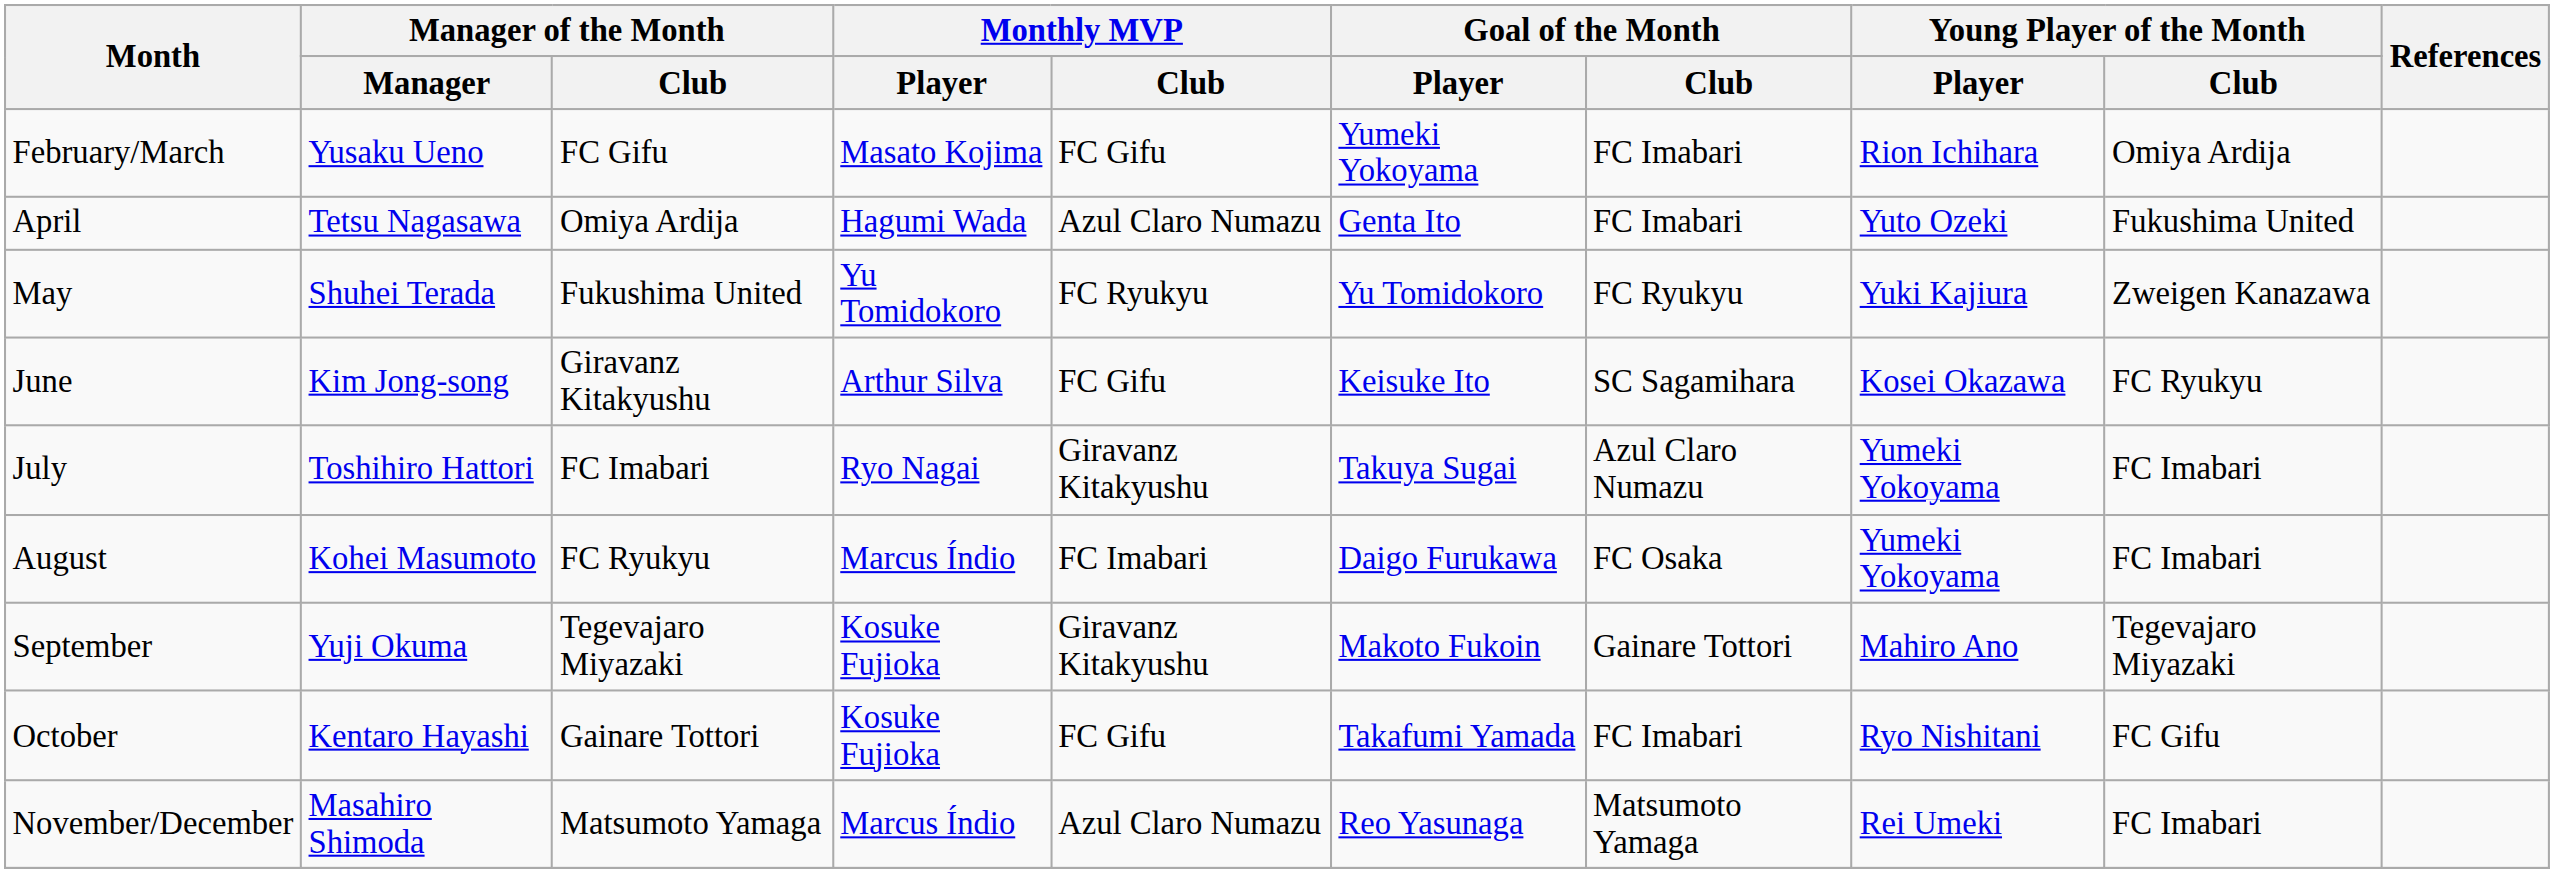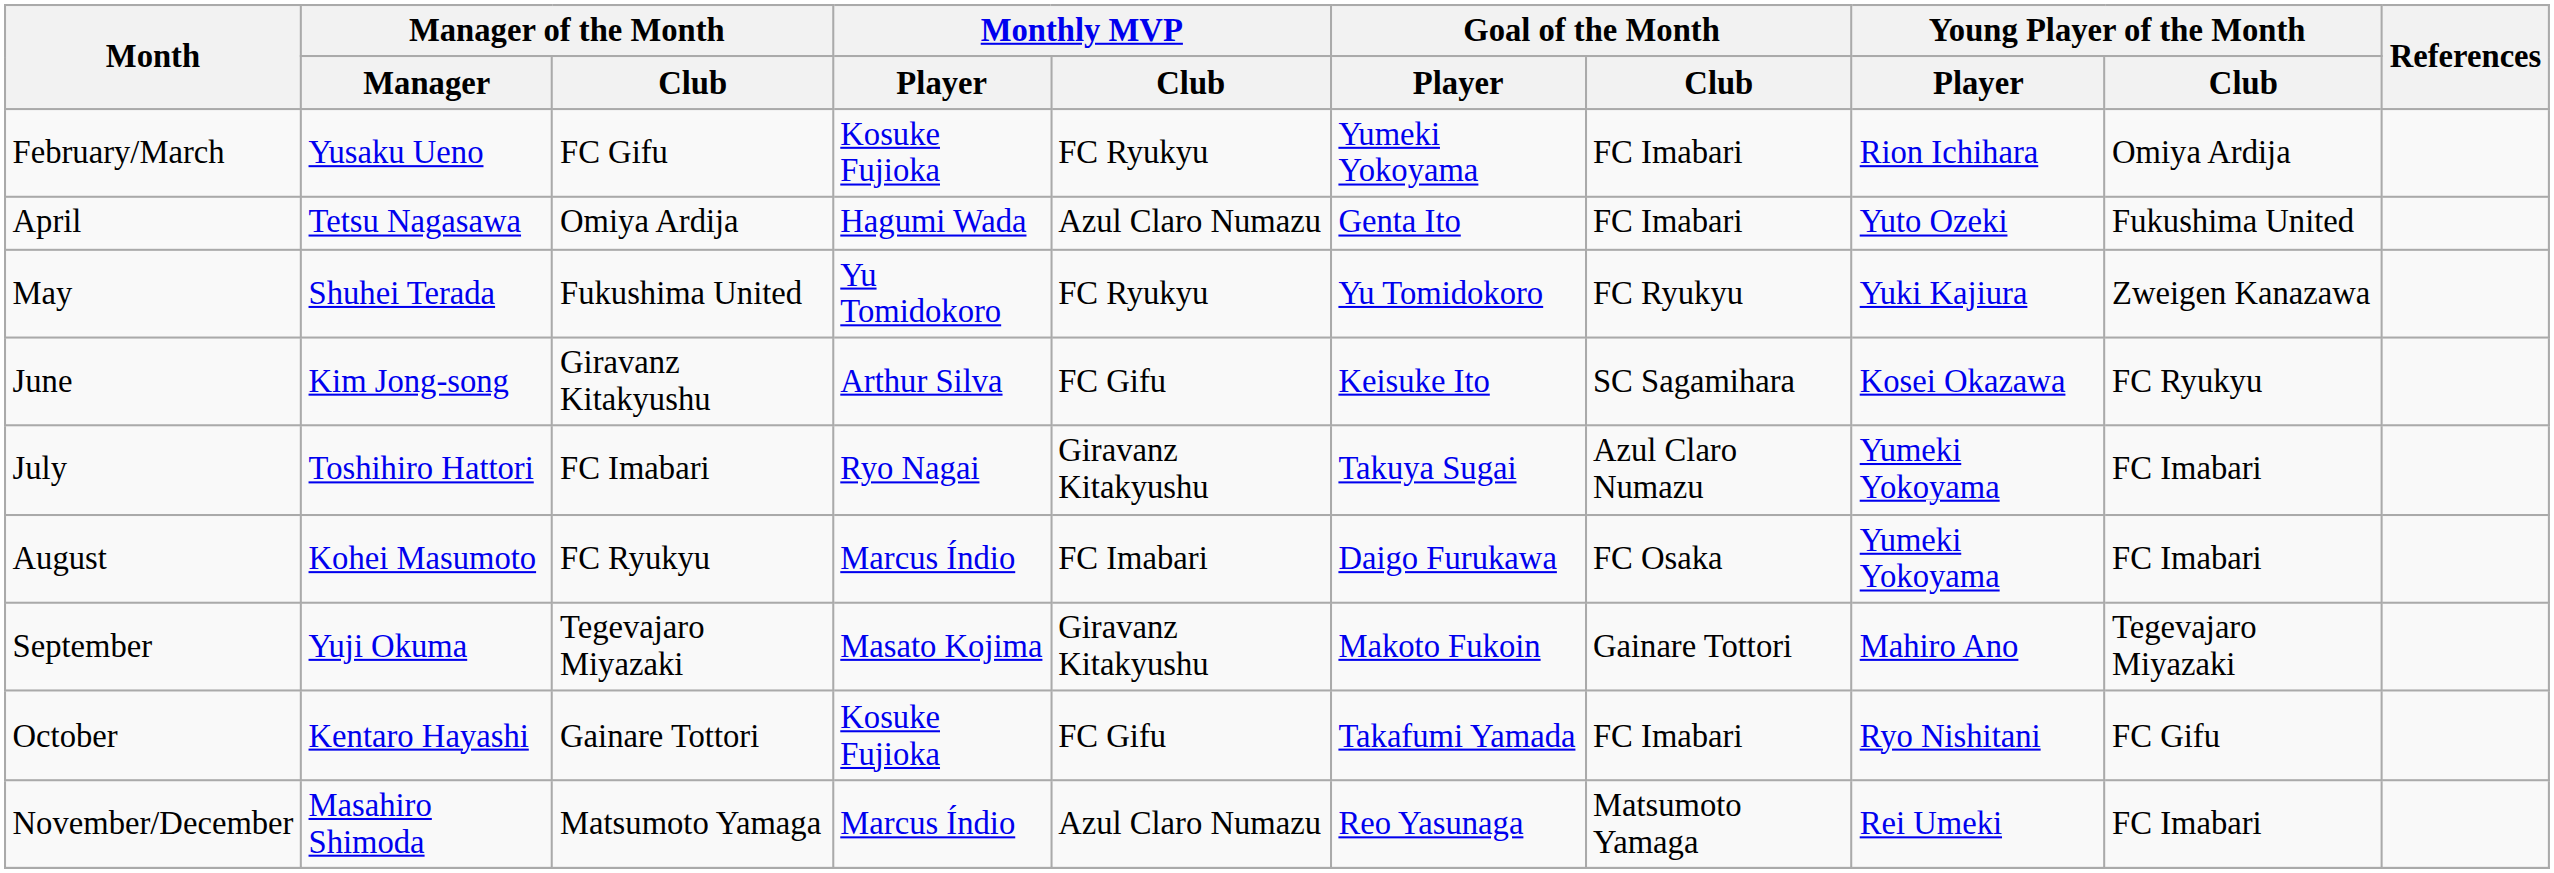(941, 152) Masato Kojima -> (890, 152) Kosuke Fujioka
(1112, 152) FC Gifu -> (1133, 152) FC Ryukyu
(890, 646) Kosuke Fujioka -> (941, 646) Masato Kojima
